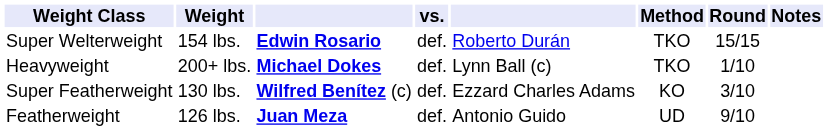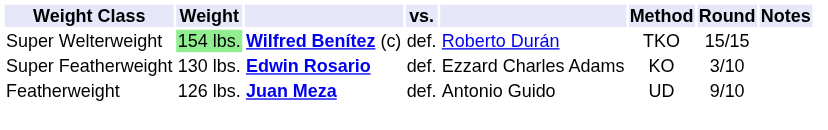(209, 41) no background -> (209, 41) lightgreen background
(319, 41) Edwin Rosario -> (324, 41) Wilfred Benítez (c)
- row: (57, 66)
(334, 91) Wilfred Benítez (c) -> (308, 66) Edwin Rosario
